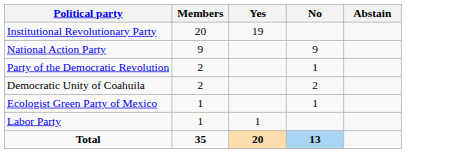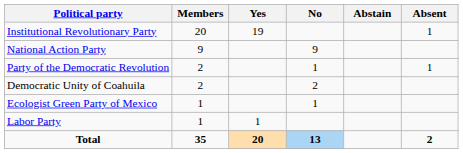+ column: (430, 13)
